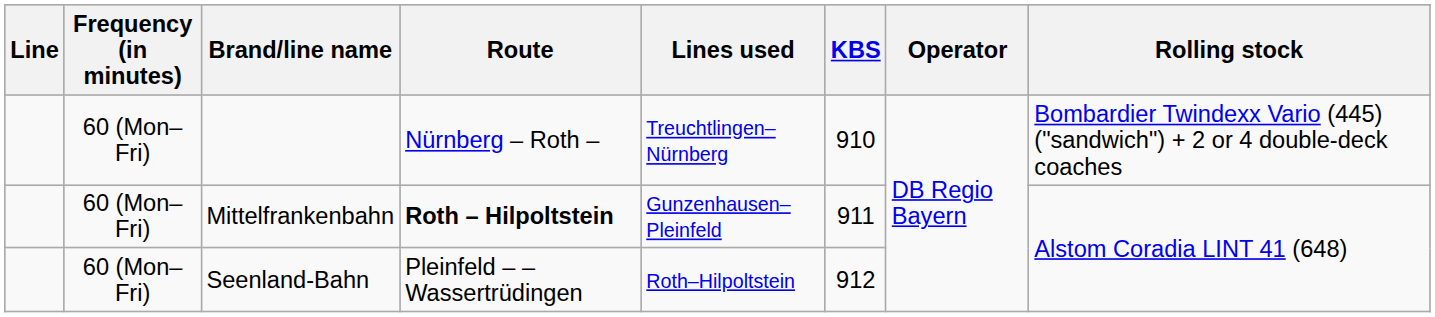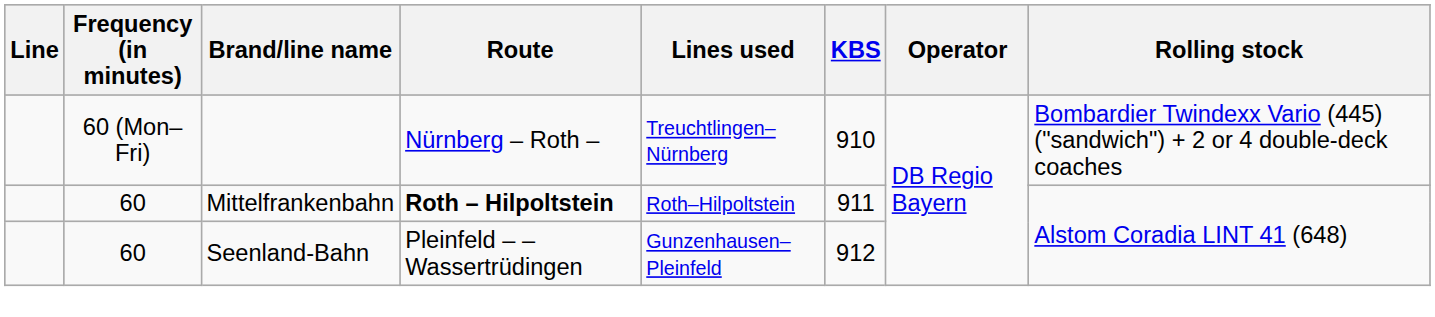(133, 217) 60 (Mon–Fri) -> (133, 203) 60
(718, 217) Gunzenhausen–Pleinfeld -> (721, 203) Roth–Hilpoltstein
(133, 280) 60 (Mon–Fri) -> (133, 254) 60
(721, 280) Roth–Hilpoltstein -> (718, 254) Gunzenhausen–Pleinfeld
